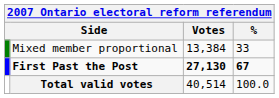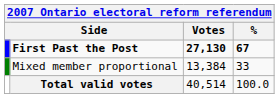rows swapped: (75, 67) <-> (95, 49)
